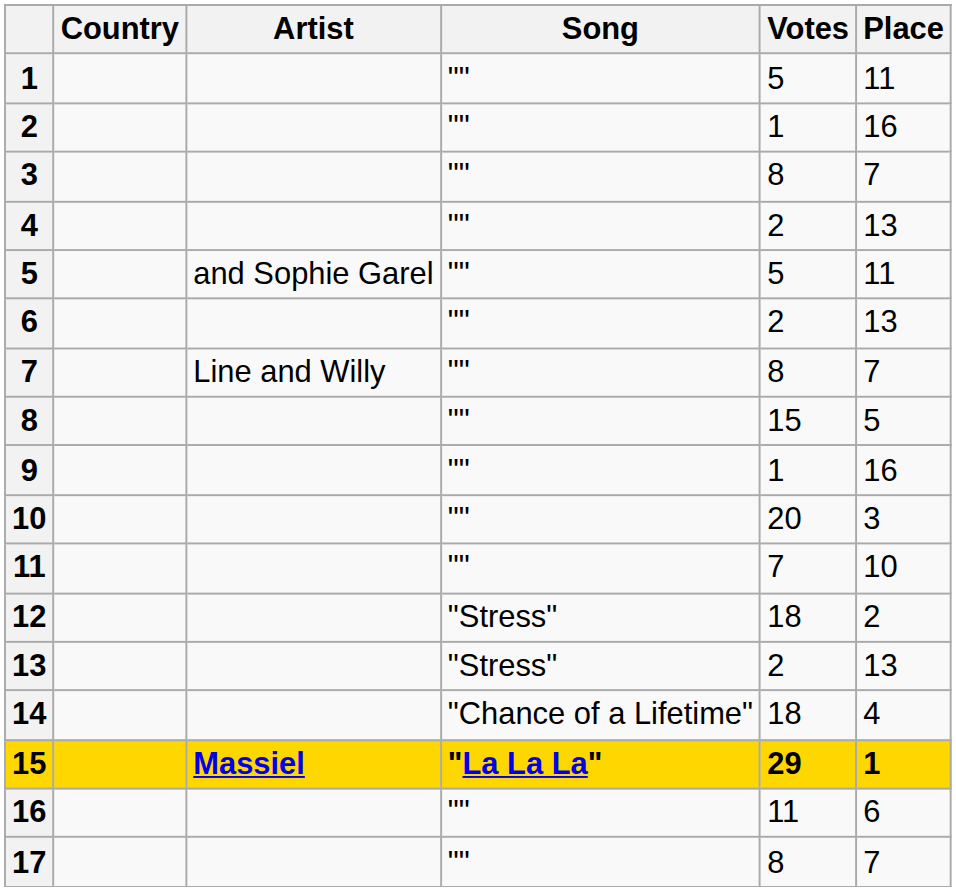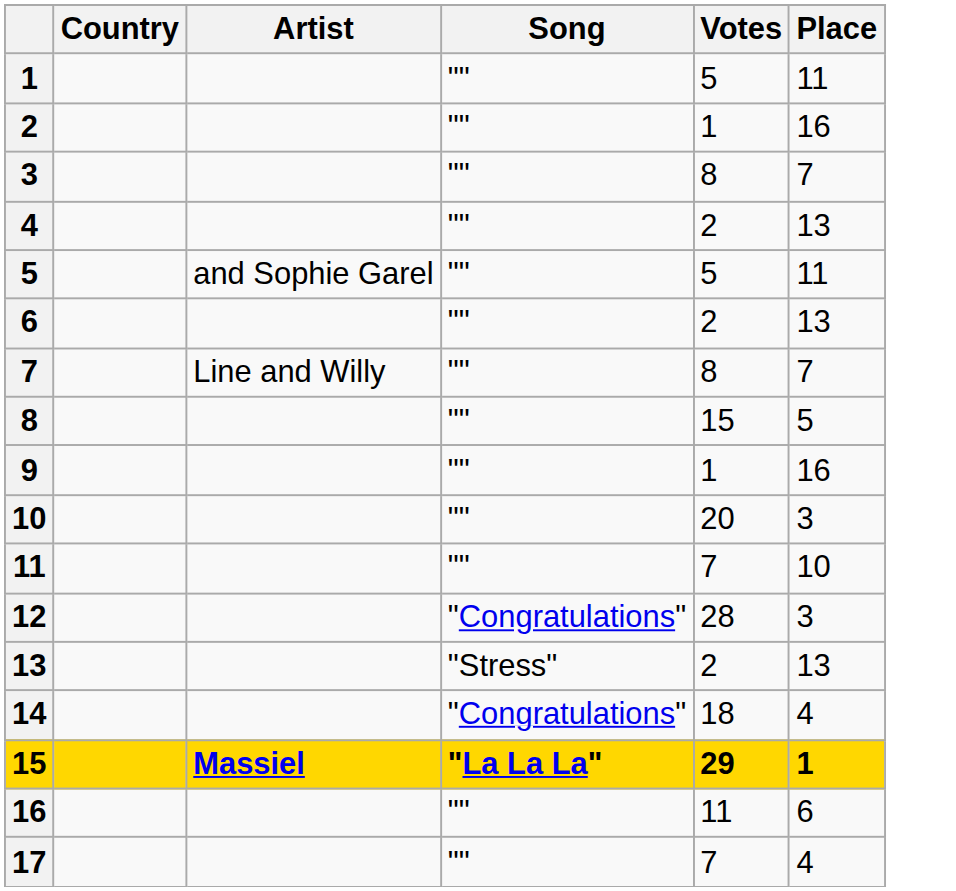(503, 616) "Stress" -> (567, 616) "Congratulations"
(784, 616) 18 -> (718, 616) 28
(872, 616) 2 -> (805, 616) 3
(600, 714) "Chance of a Lifetime" -> (567, 714) "Congratulations"
(776, 861) 8 -> (709, 861) 7
(872, 861) 7 -> (805, 861) 4
